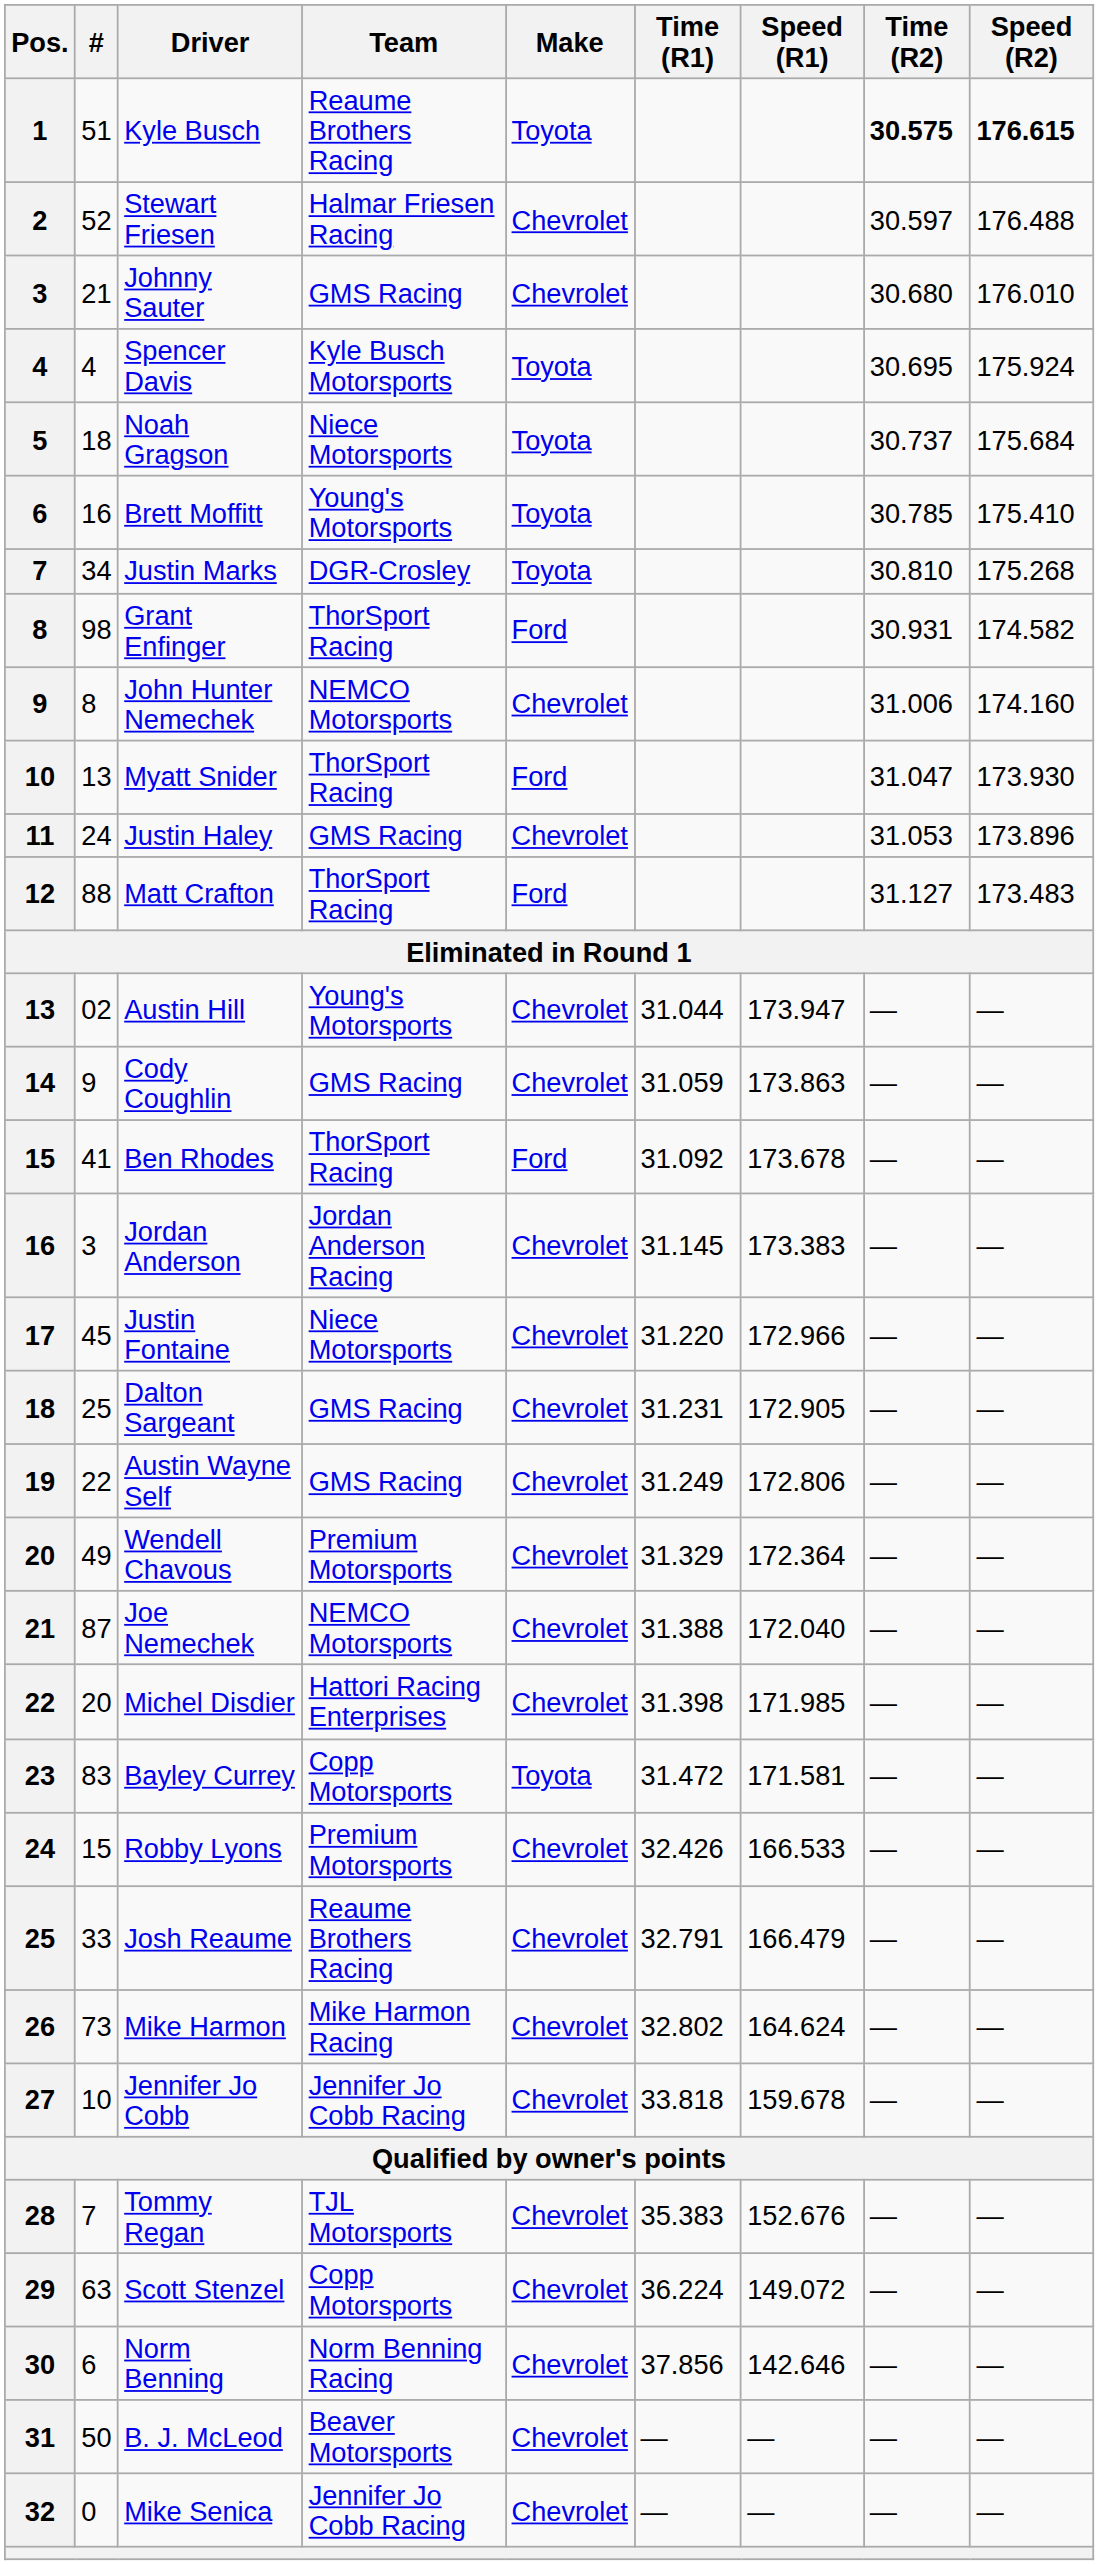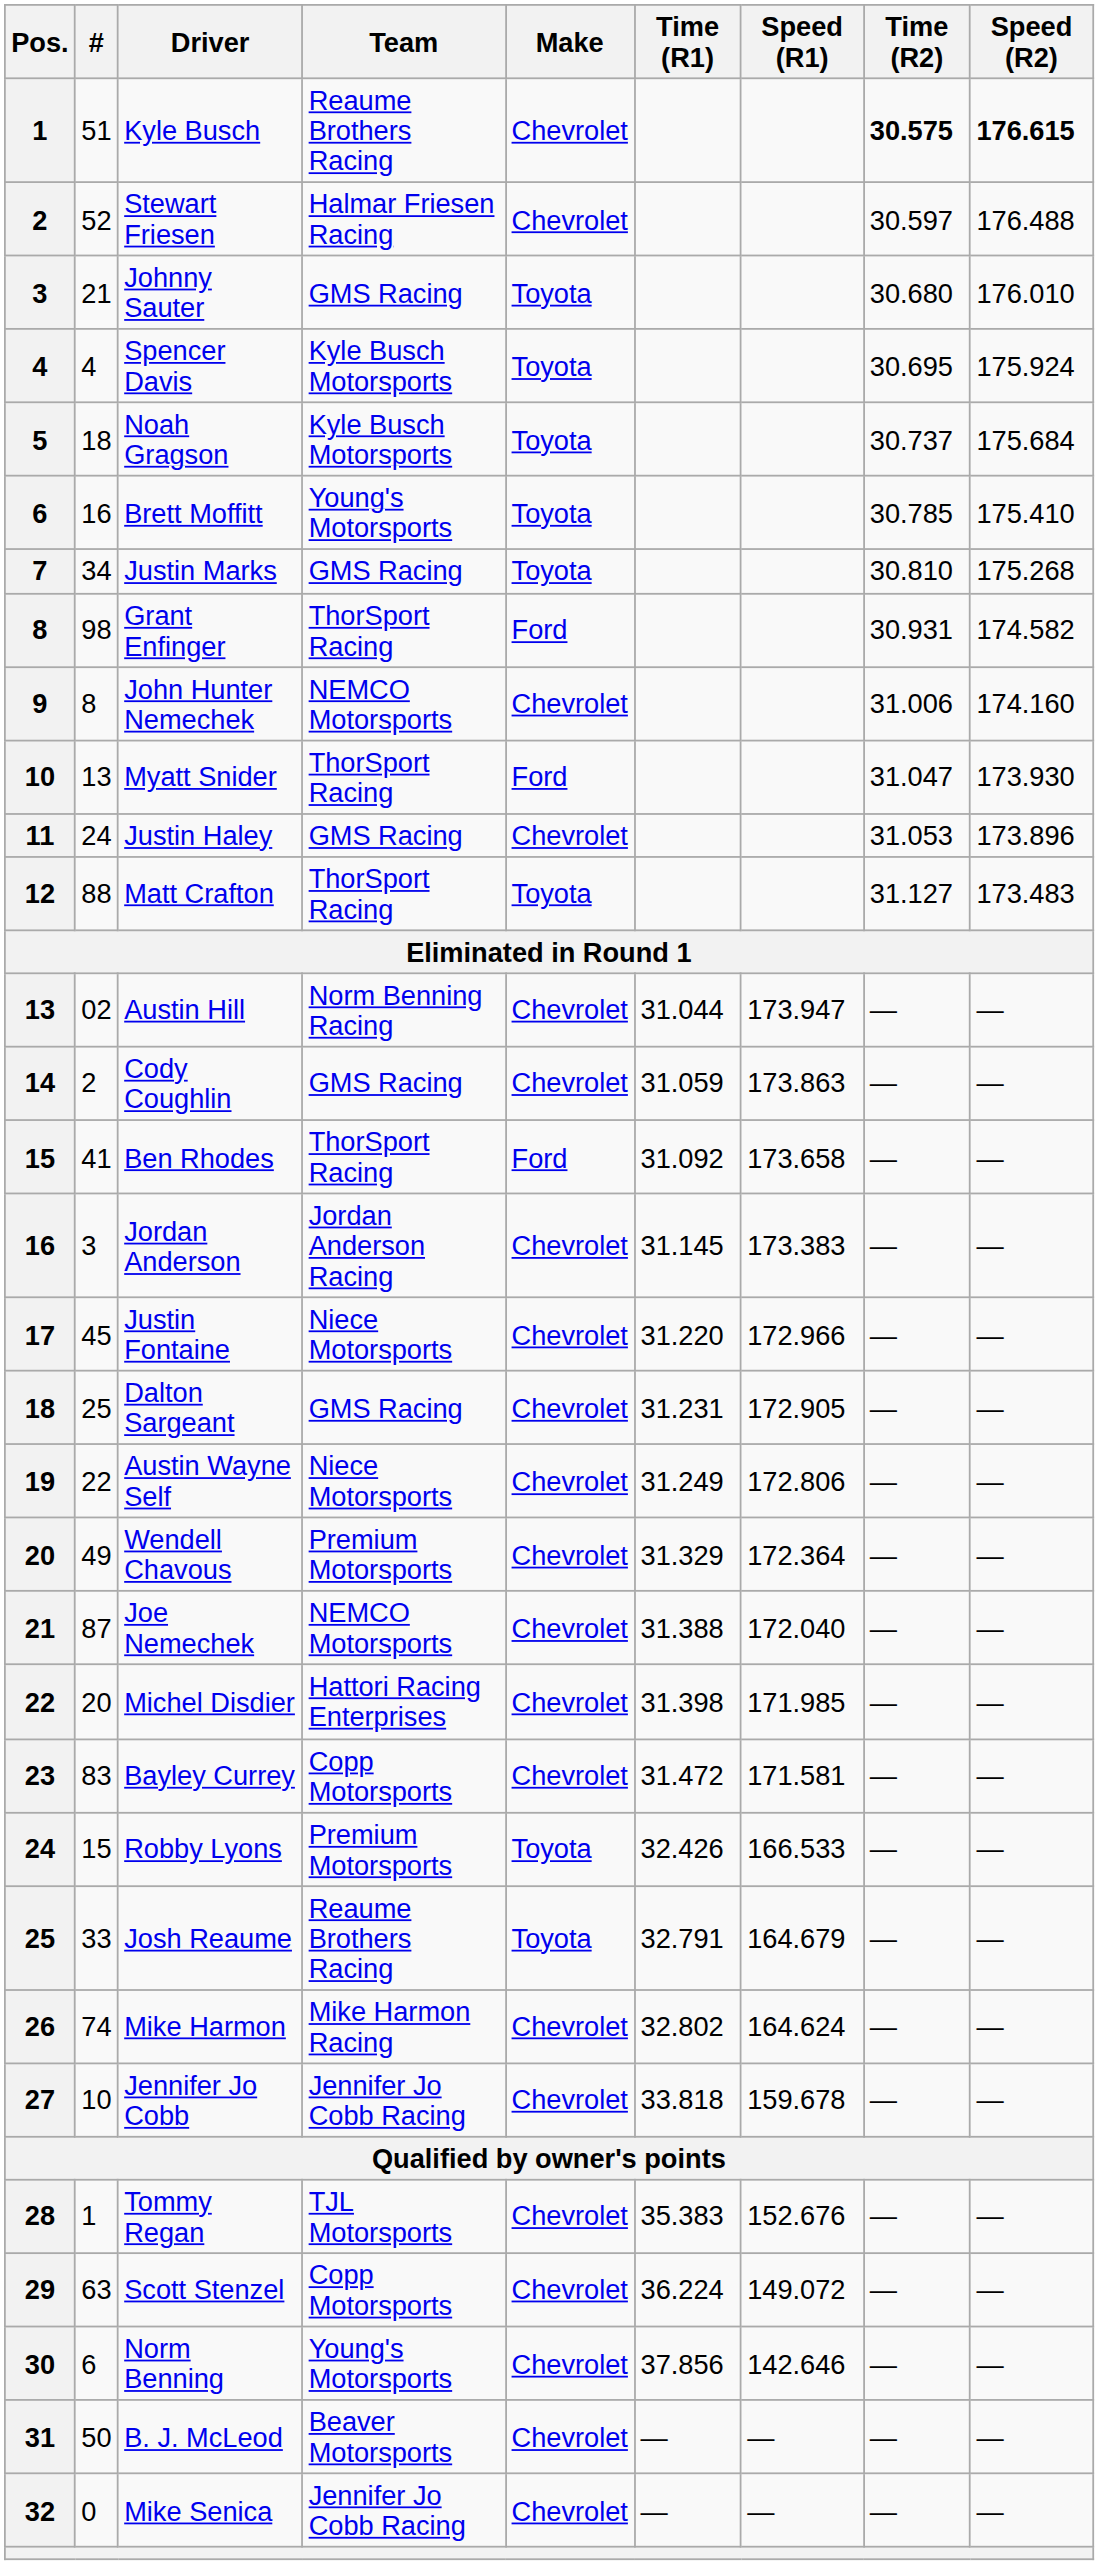(552, 131) Toyota -> (570, 131) Chevrolet
(570, 293) Chevrolet -> (552, 293) Toyota
(380, 440) Niece Motorsports -> (380, 440) Kyle Busch Motorsports
(389, 572) DGR-Crosley -> (386, 572) GMS Racing
(540, 893) Ford -> (552, 893) Toyota
(380, 1010) Young's Motorsports -> (396, 1010) Norm Benning Racing
(89, 1084) 9 -> (89, 1084) 2
(796, 1157) 173.678 -> (796, 1157) 173.658
(386, 1481) GMS Racing -> (380, 1481) Niece Motorsports
(552, 1775) Toyota -> (570, 1775) Chevrolet
(570, 1849) Chevrolet -> (552, 1849) Toyota
(570, 1938) Chevrolet -> (552, 1938) Toyota
(796, 1938) 166.479 -> (796, 1938) 164.679
(96, 2026) 73 -> (96, 2026) 74
(89, 2216) 7 -> (89, 2216) 1
(396, 2363) Norm Benning Racing -> (380, 2363) Young's Motorsports
